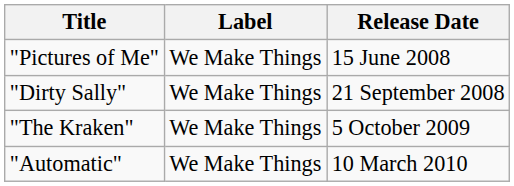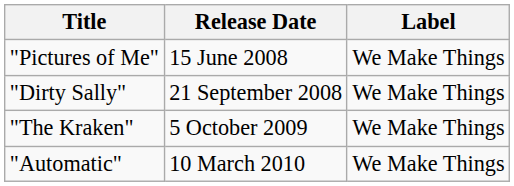columns swapped: (418, 22) <-> (245, 22)
